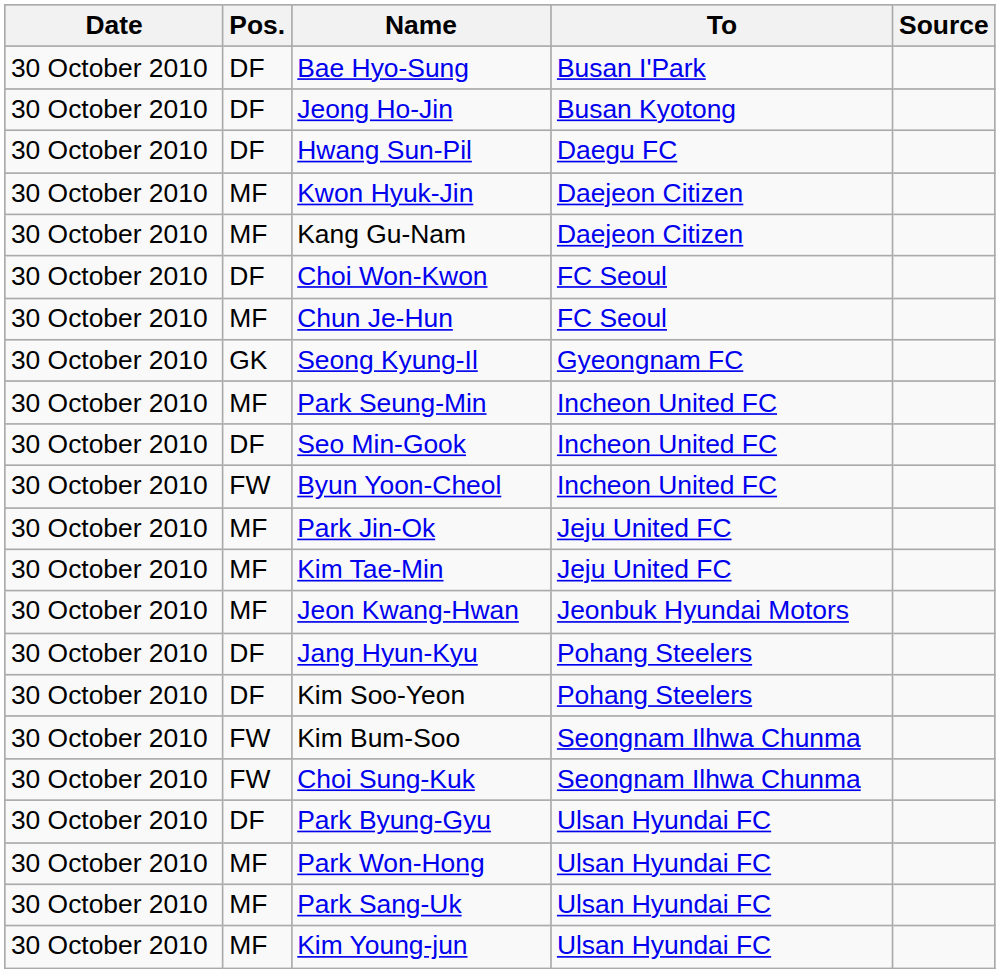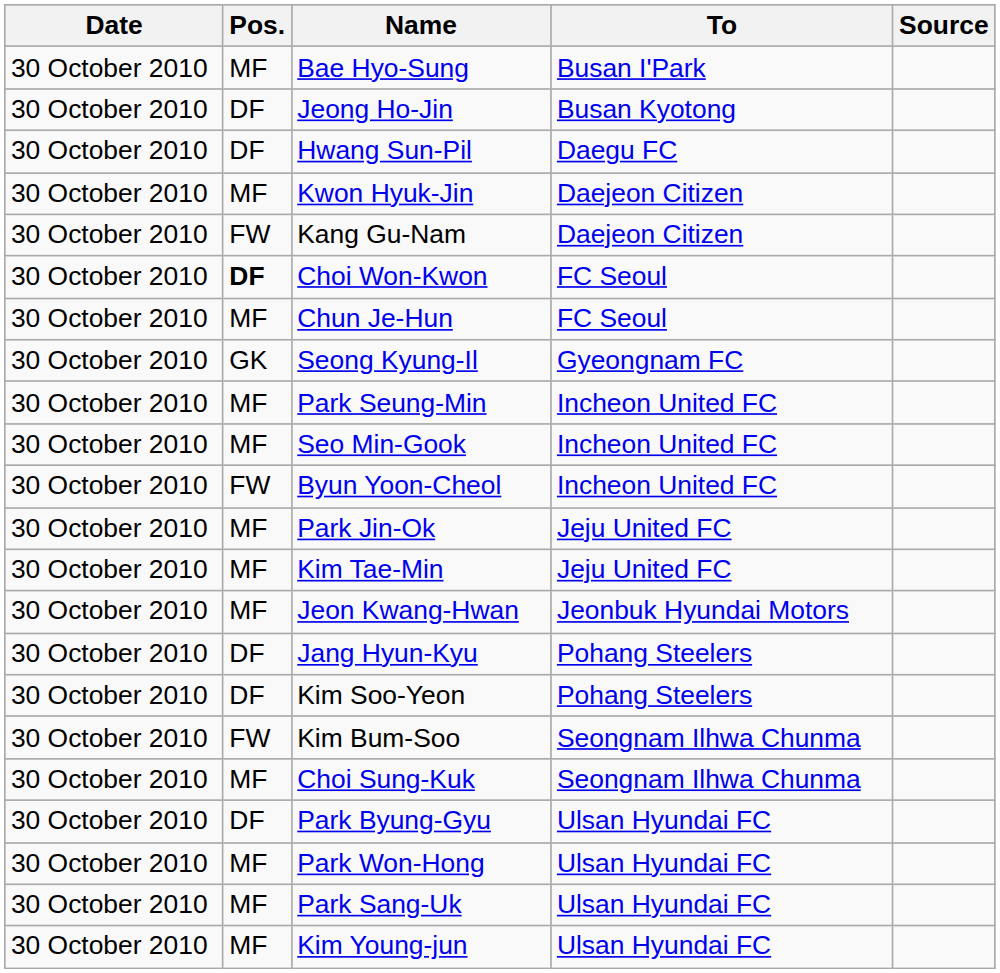(247, 67) DF -> (248, 67) MF
(248, 234) MF -> (250, 234) FW
(247, 276) normal -> (247, 276) bold
(247, 444) DF -> (248, 444) MF
(250, 779) FW -> (248, 779) MF
